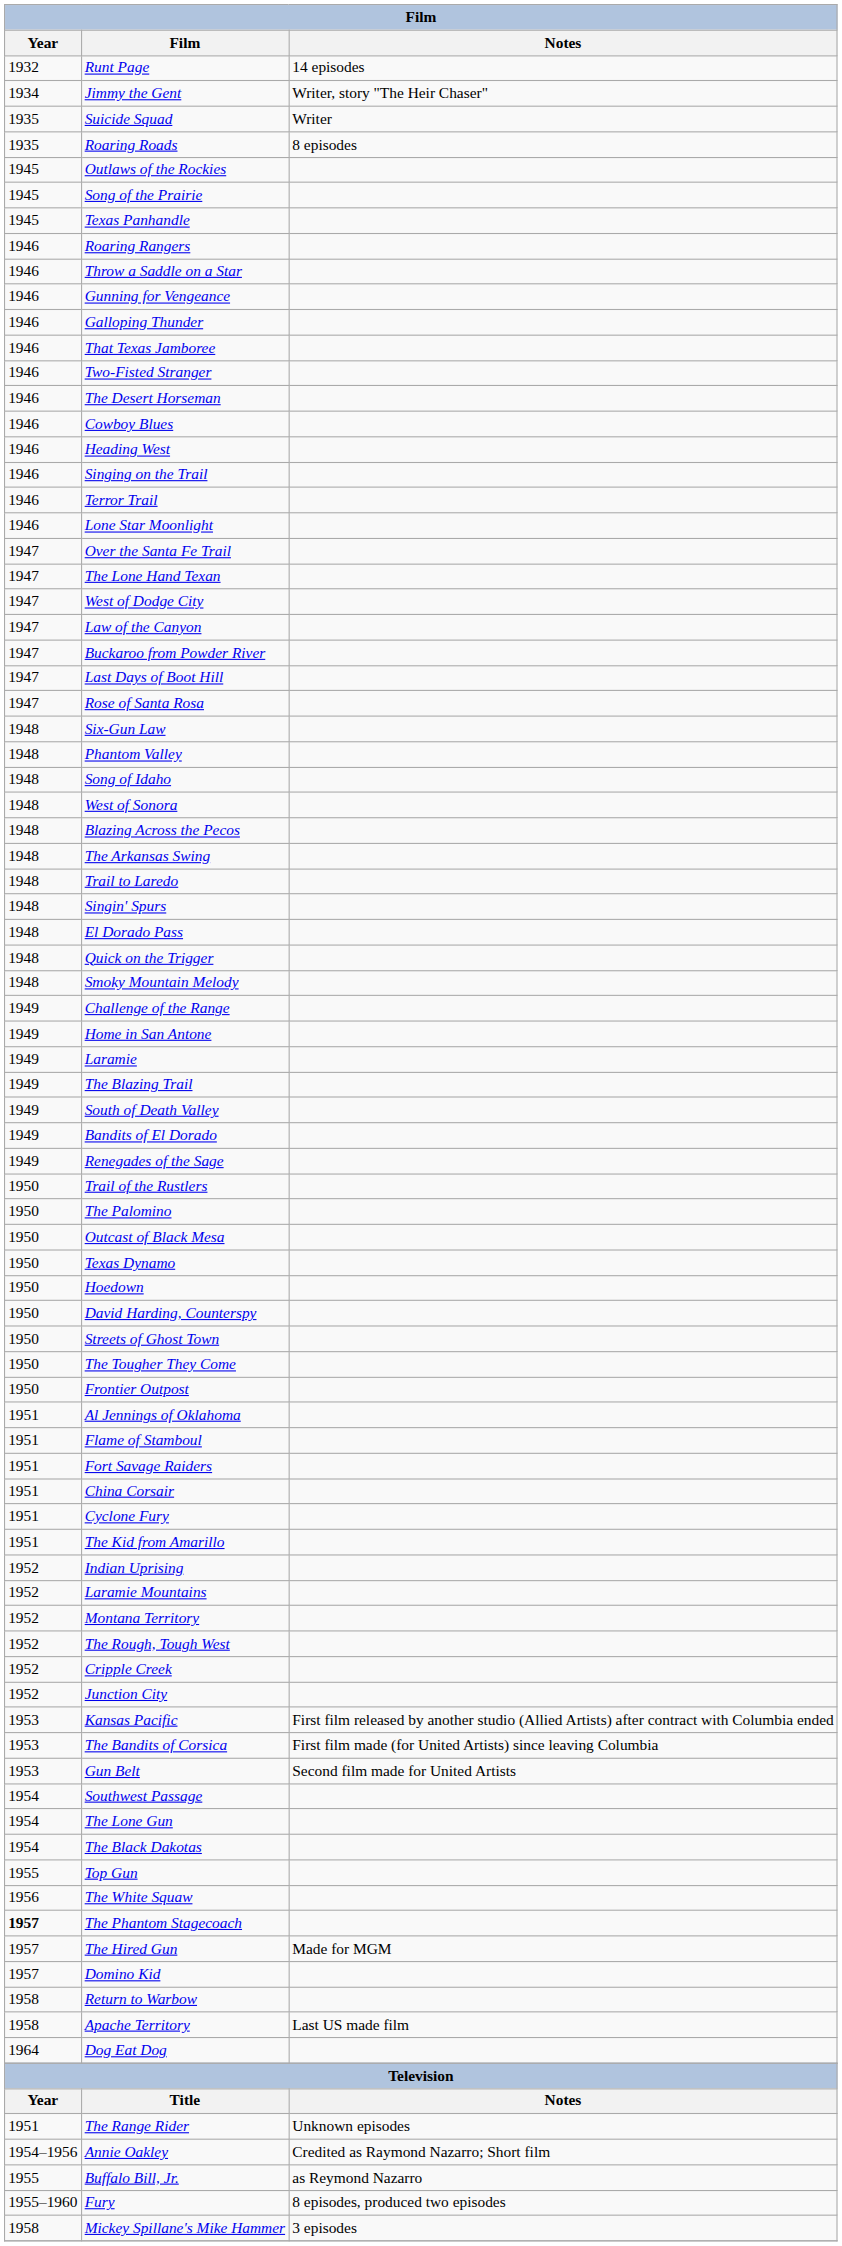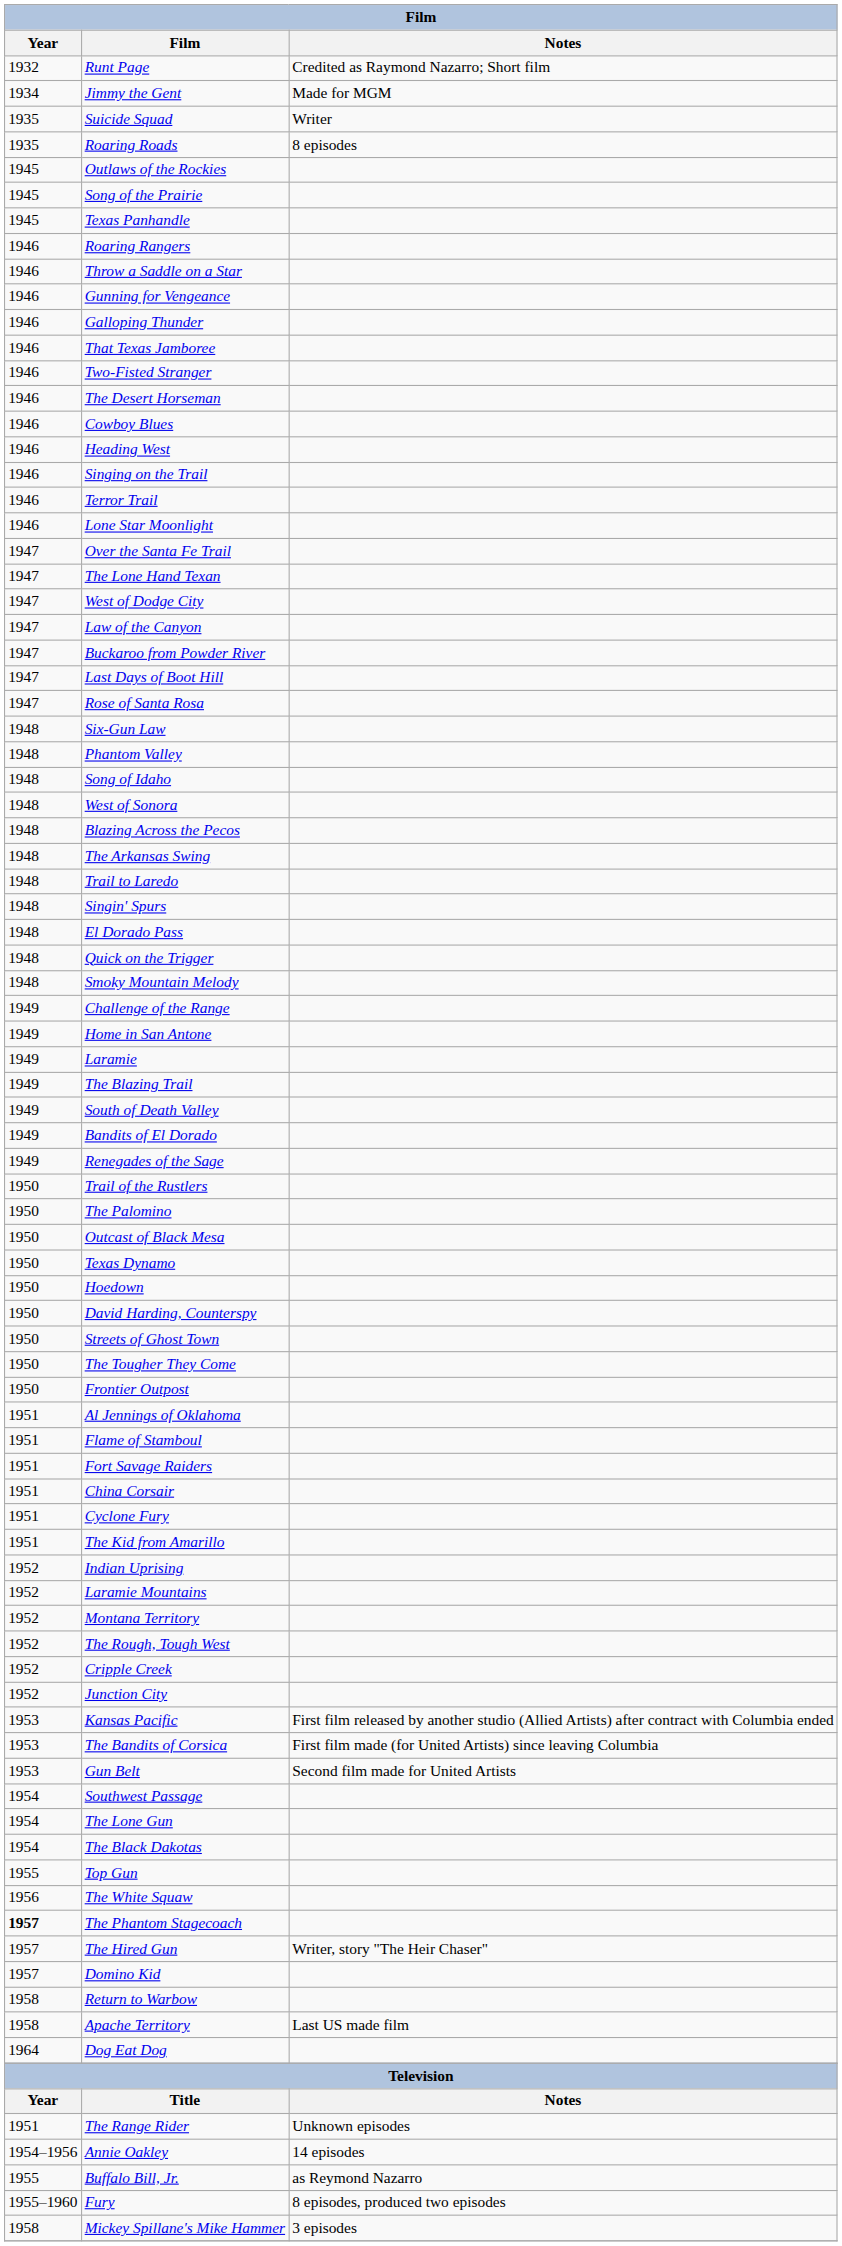(328, 68) 14 episodes -> (421, 68) Credited as Raymond Nazarro; Short film
(390, 93) Writer, story "The Heir Chaser" -> (342, 93) Made for MGM
(342, 1948) Made for MGM -> (390, 1948) Writer, story "The Heir Chaser"
(421, 2152) Credited as Raymond Nazarro; Short film -> (328, 2152) 14 episodes
